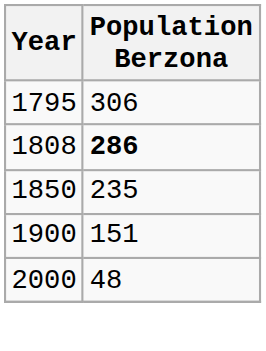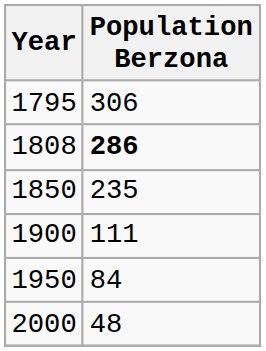(114, 236) 151 -> (114, 236) 111
+ row: (44, 280)
